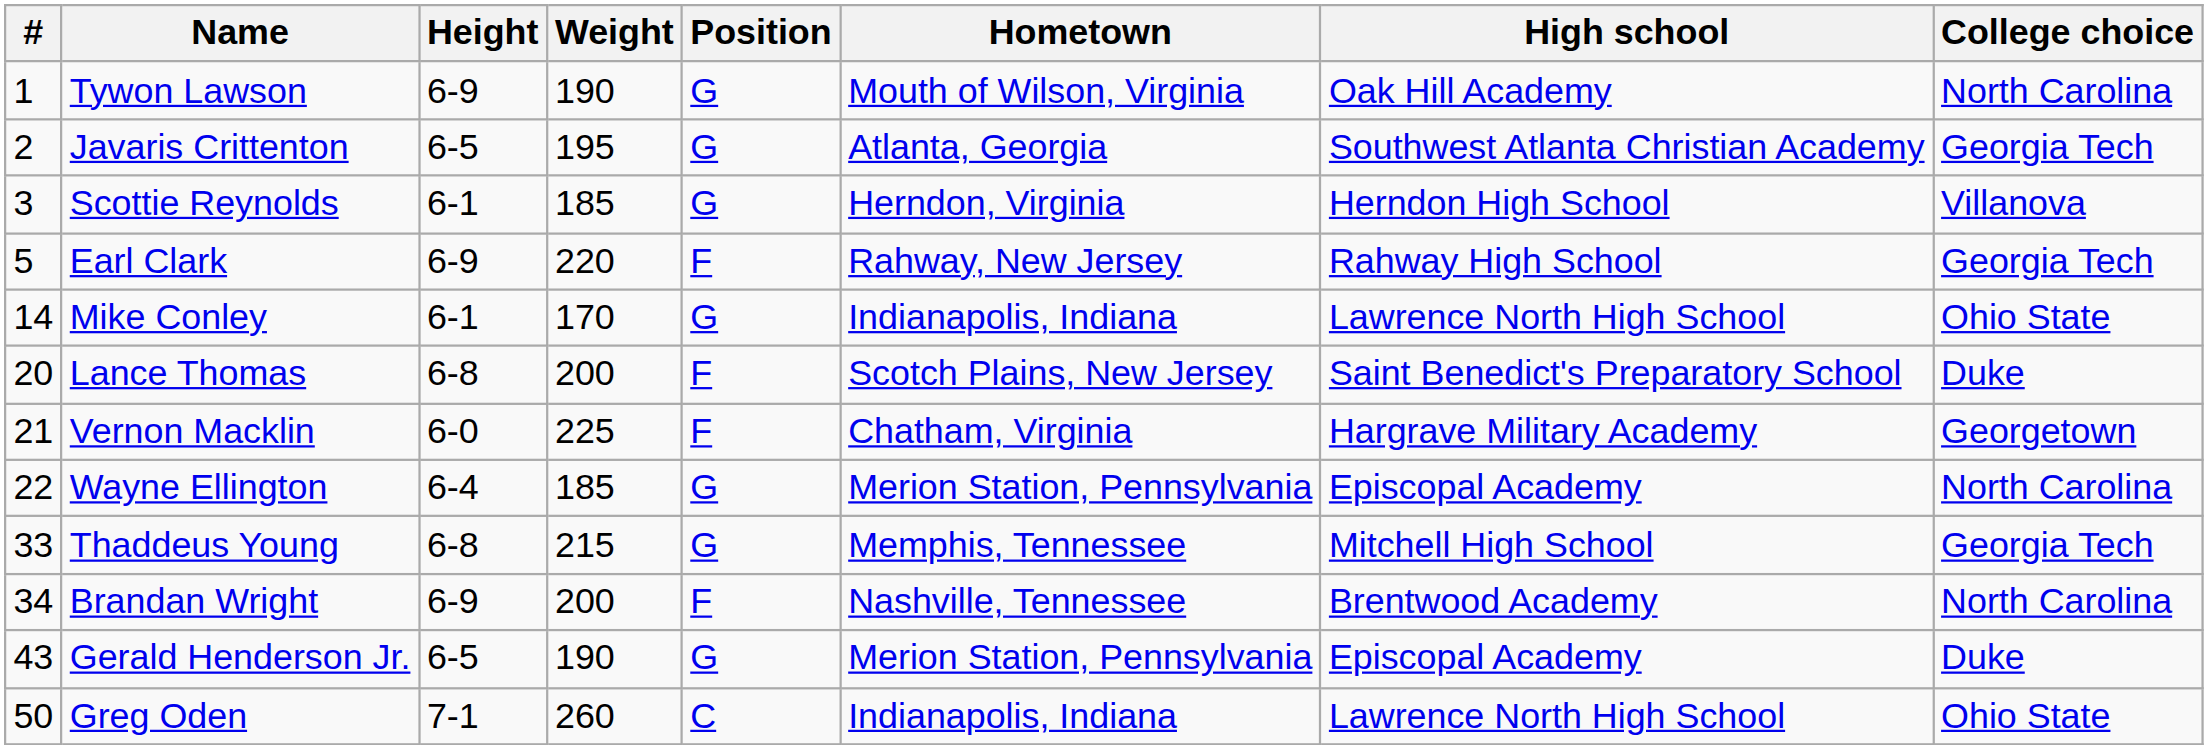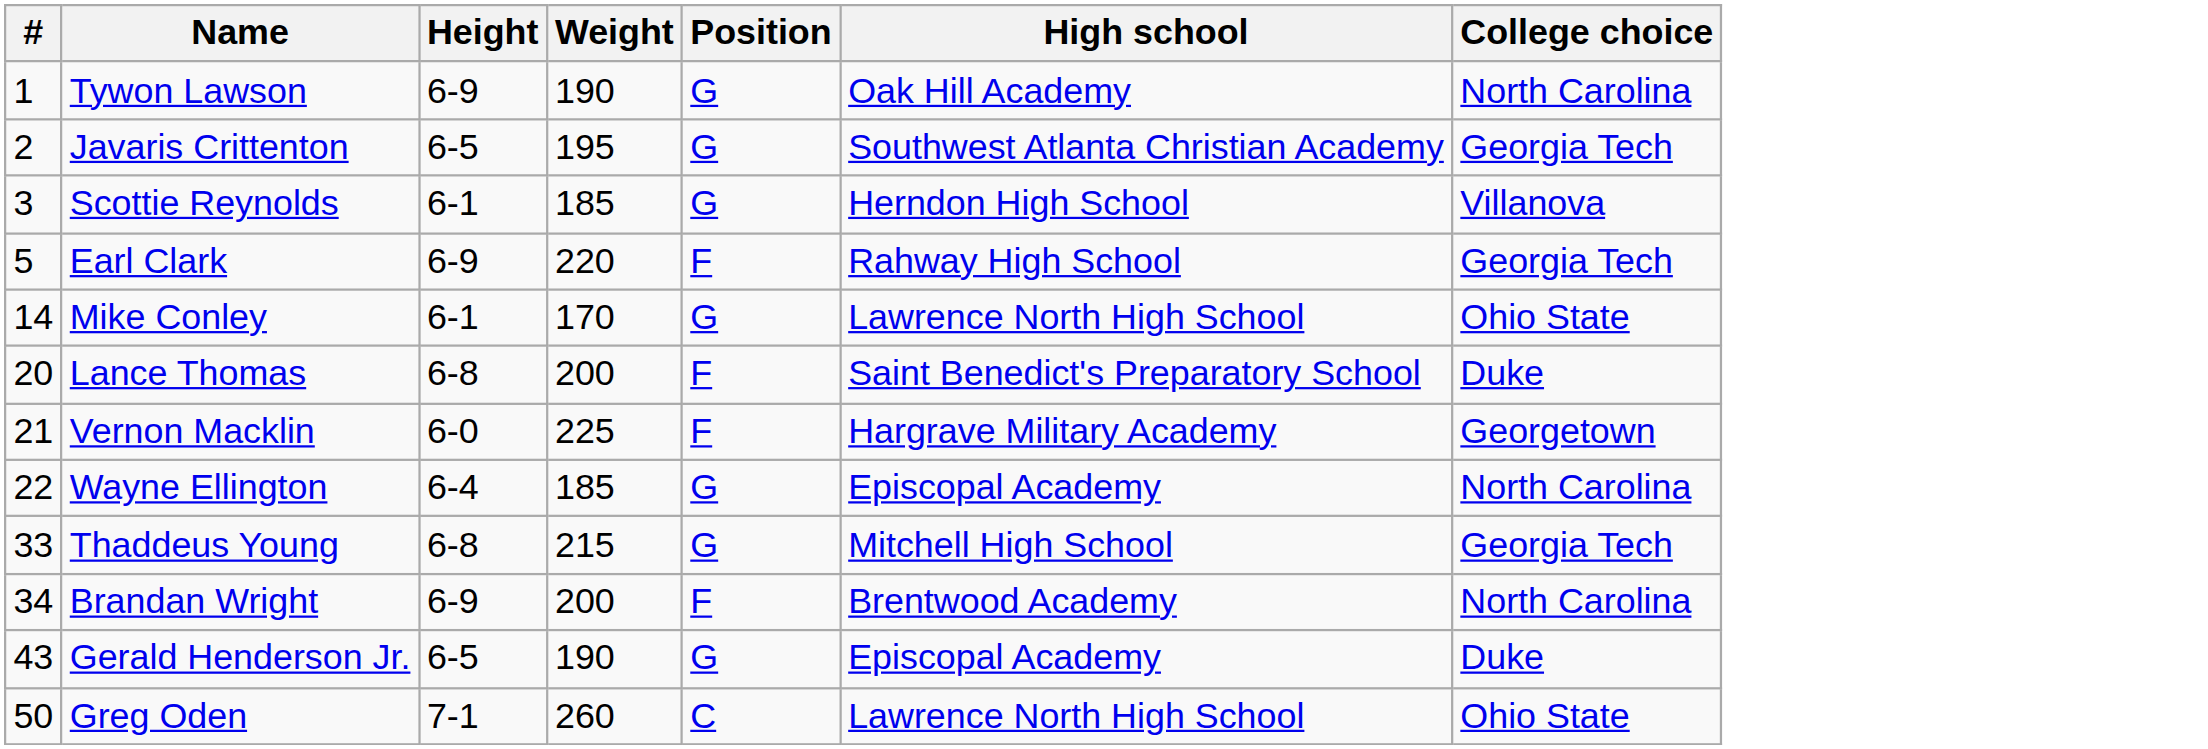- column: (1080, 32)
